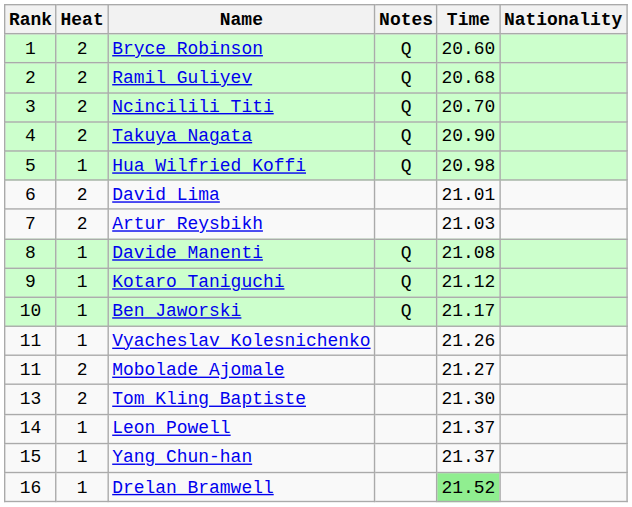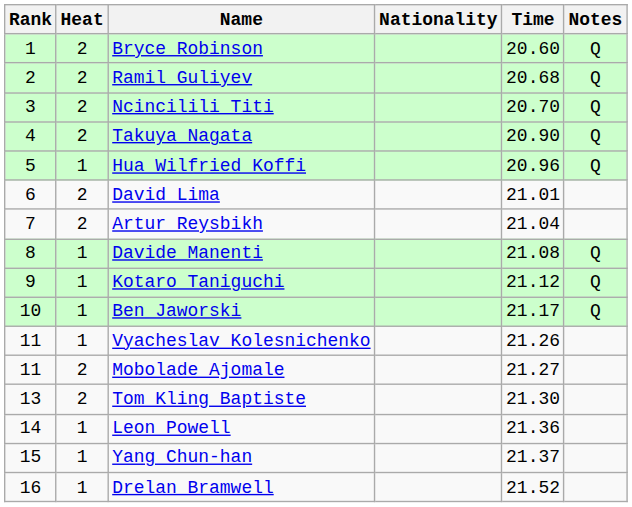columns swapped: (563, 19) <-> (406, 19)
(468, 166) 20.98 -> (533, 166) 20.96
(468, 224) 21.03 -> (533, 224) 21.04
(468, 429) 21.37 -> (533, 429) 21.36
(468, 487) lightgreen background -> (533, 487) no background
